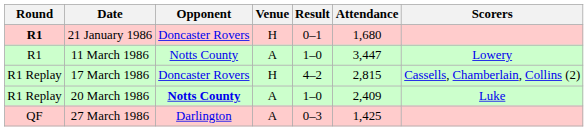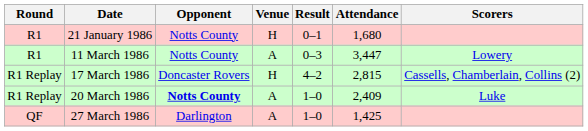(35, 34) bold -> (35, 34) normal
(204, 34) Doncaster Rovers -> (204, 34) Notts County
(312, 55) 1–0 -> (312, 55) 0–3
(312, 116) 0–3 -> (312, 116) 1–0
